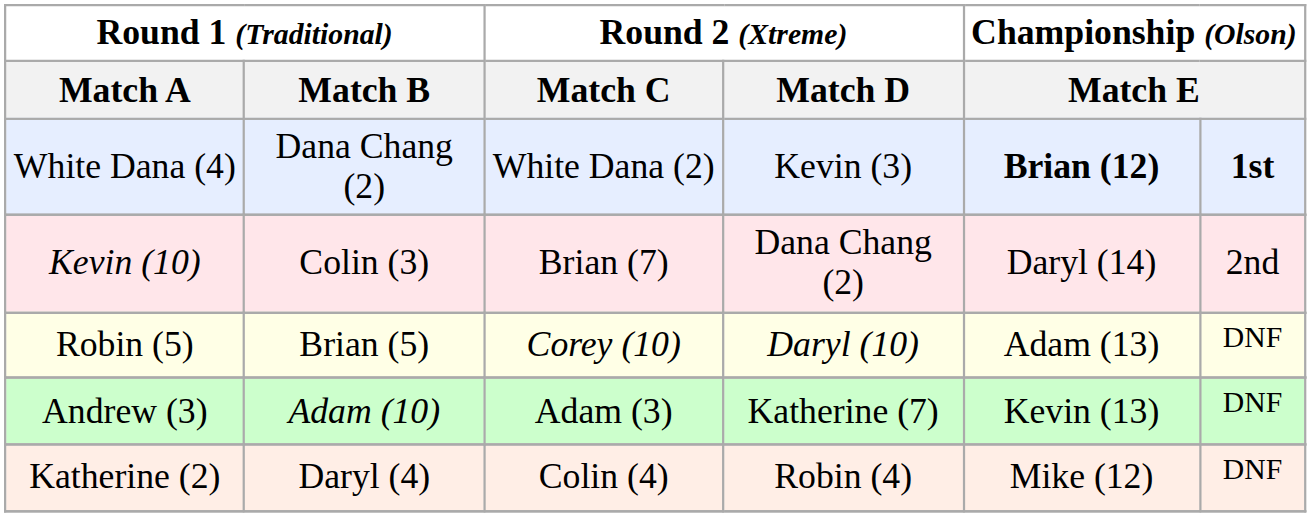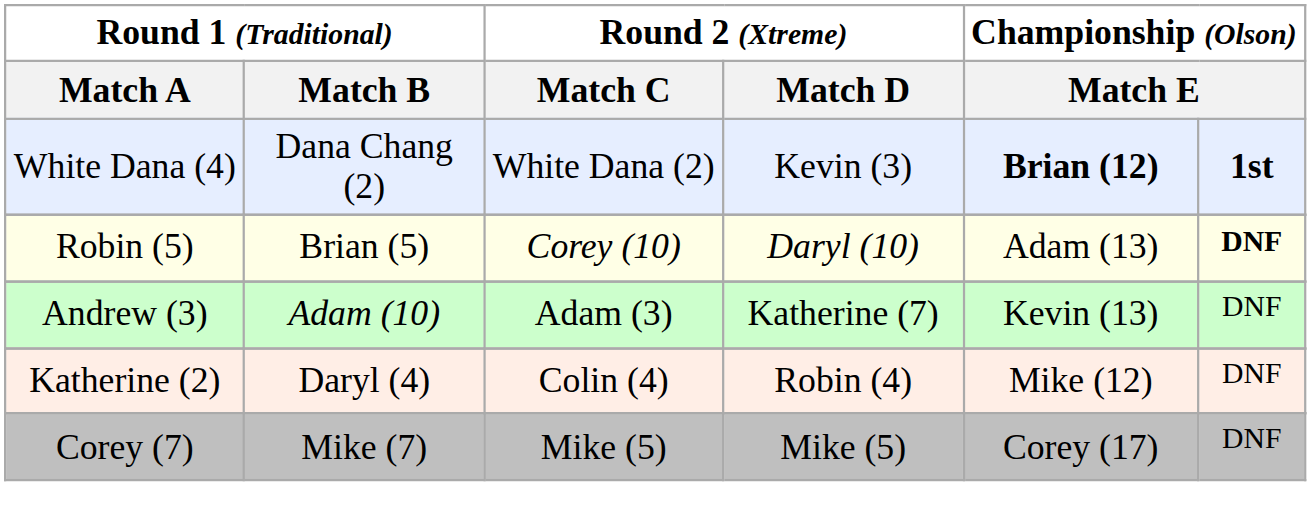- row: (125, 262)
(1253, 337) normal -> (1252, 247) bold
+ row: (125, 446)
